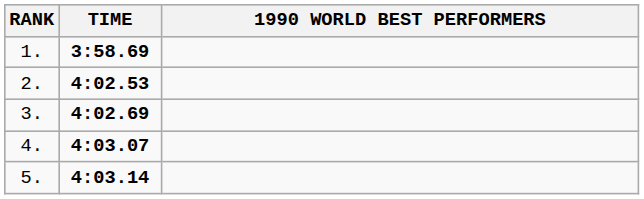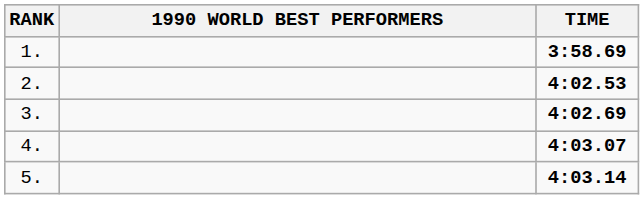columns swapped: (400, 20) <-> (110, 20)
